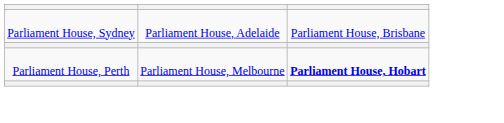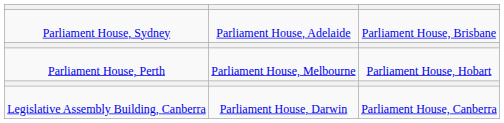(358, 71) bold -> (429, 71) normal
+ row: (106, 109)
